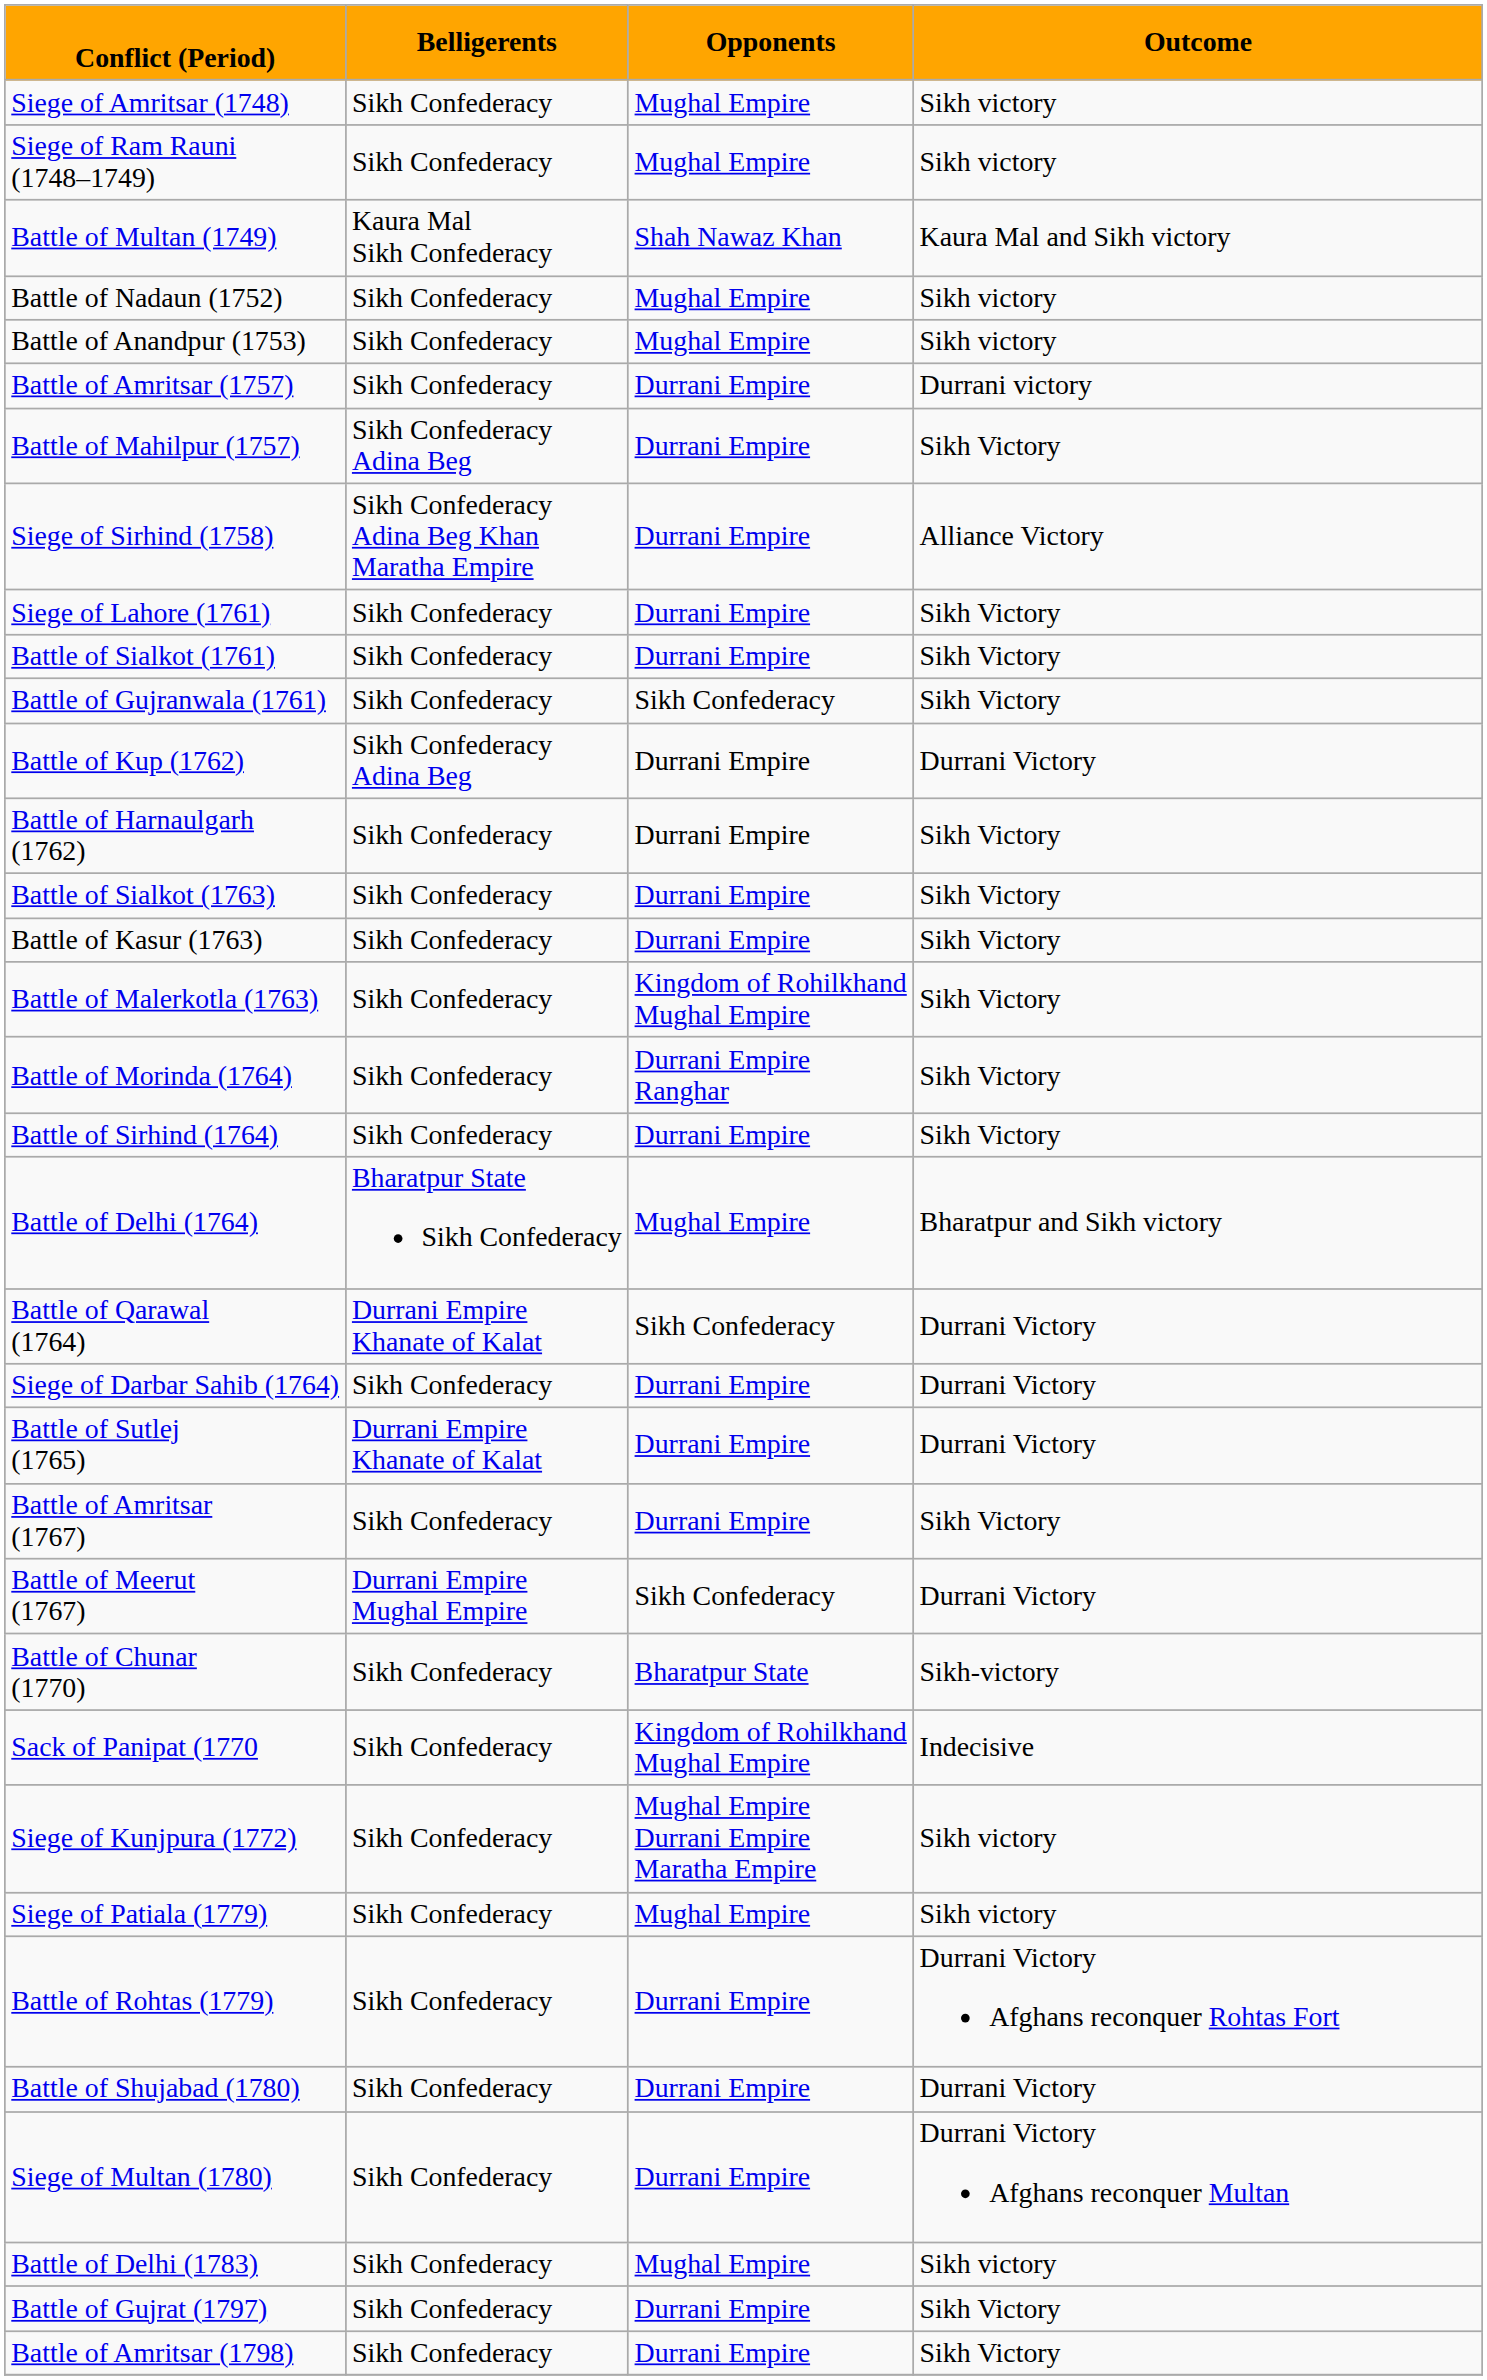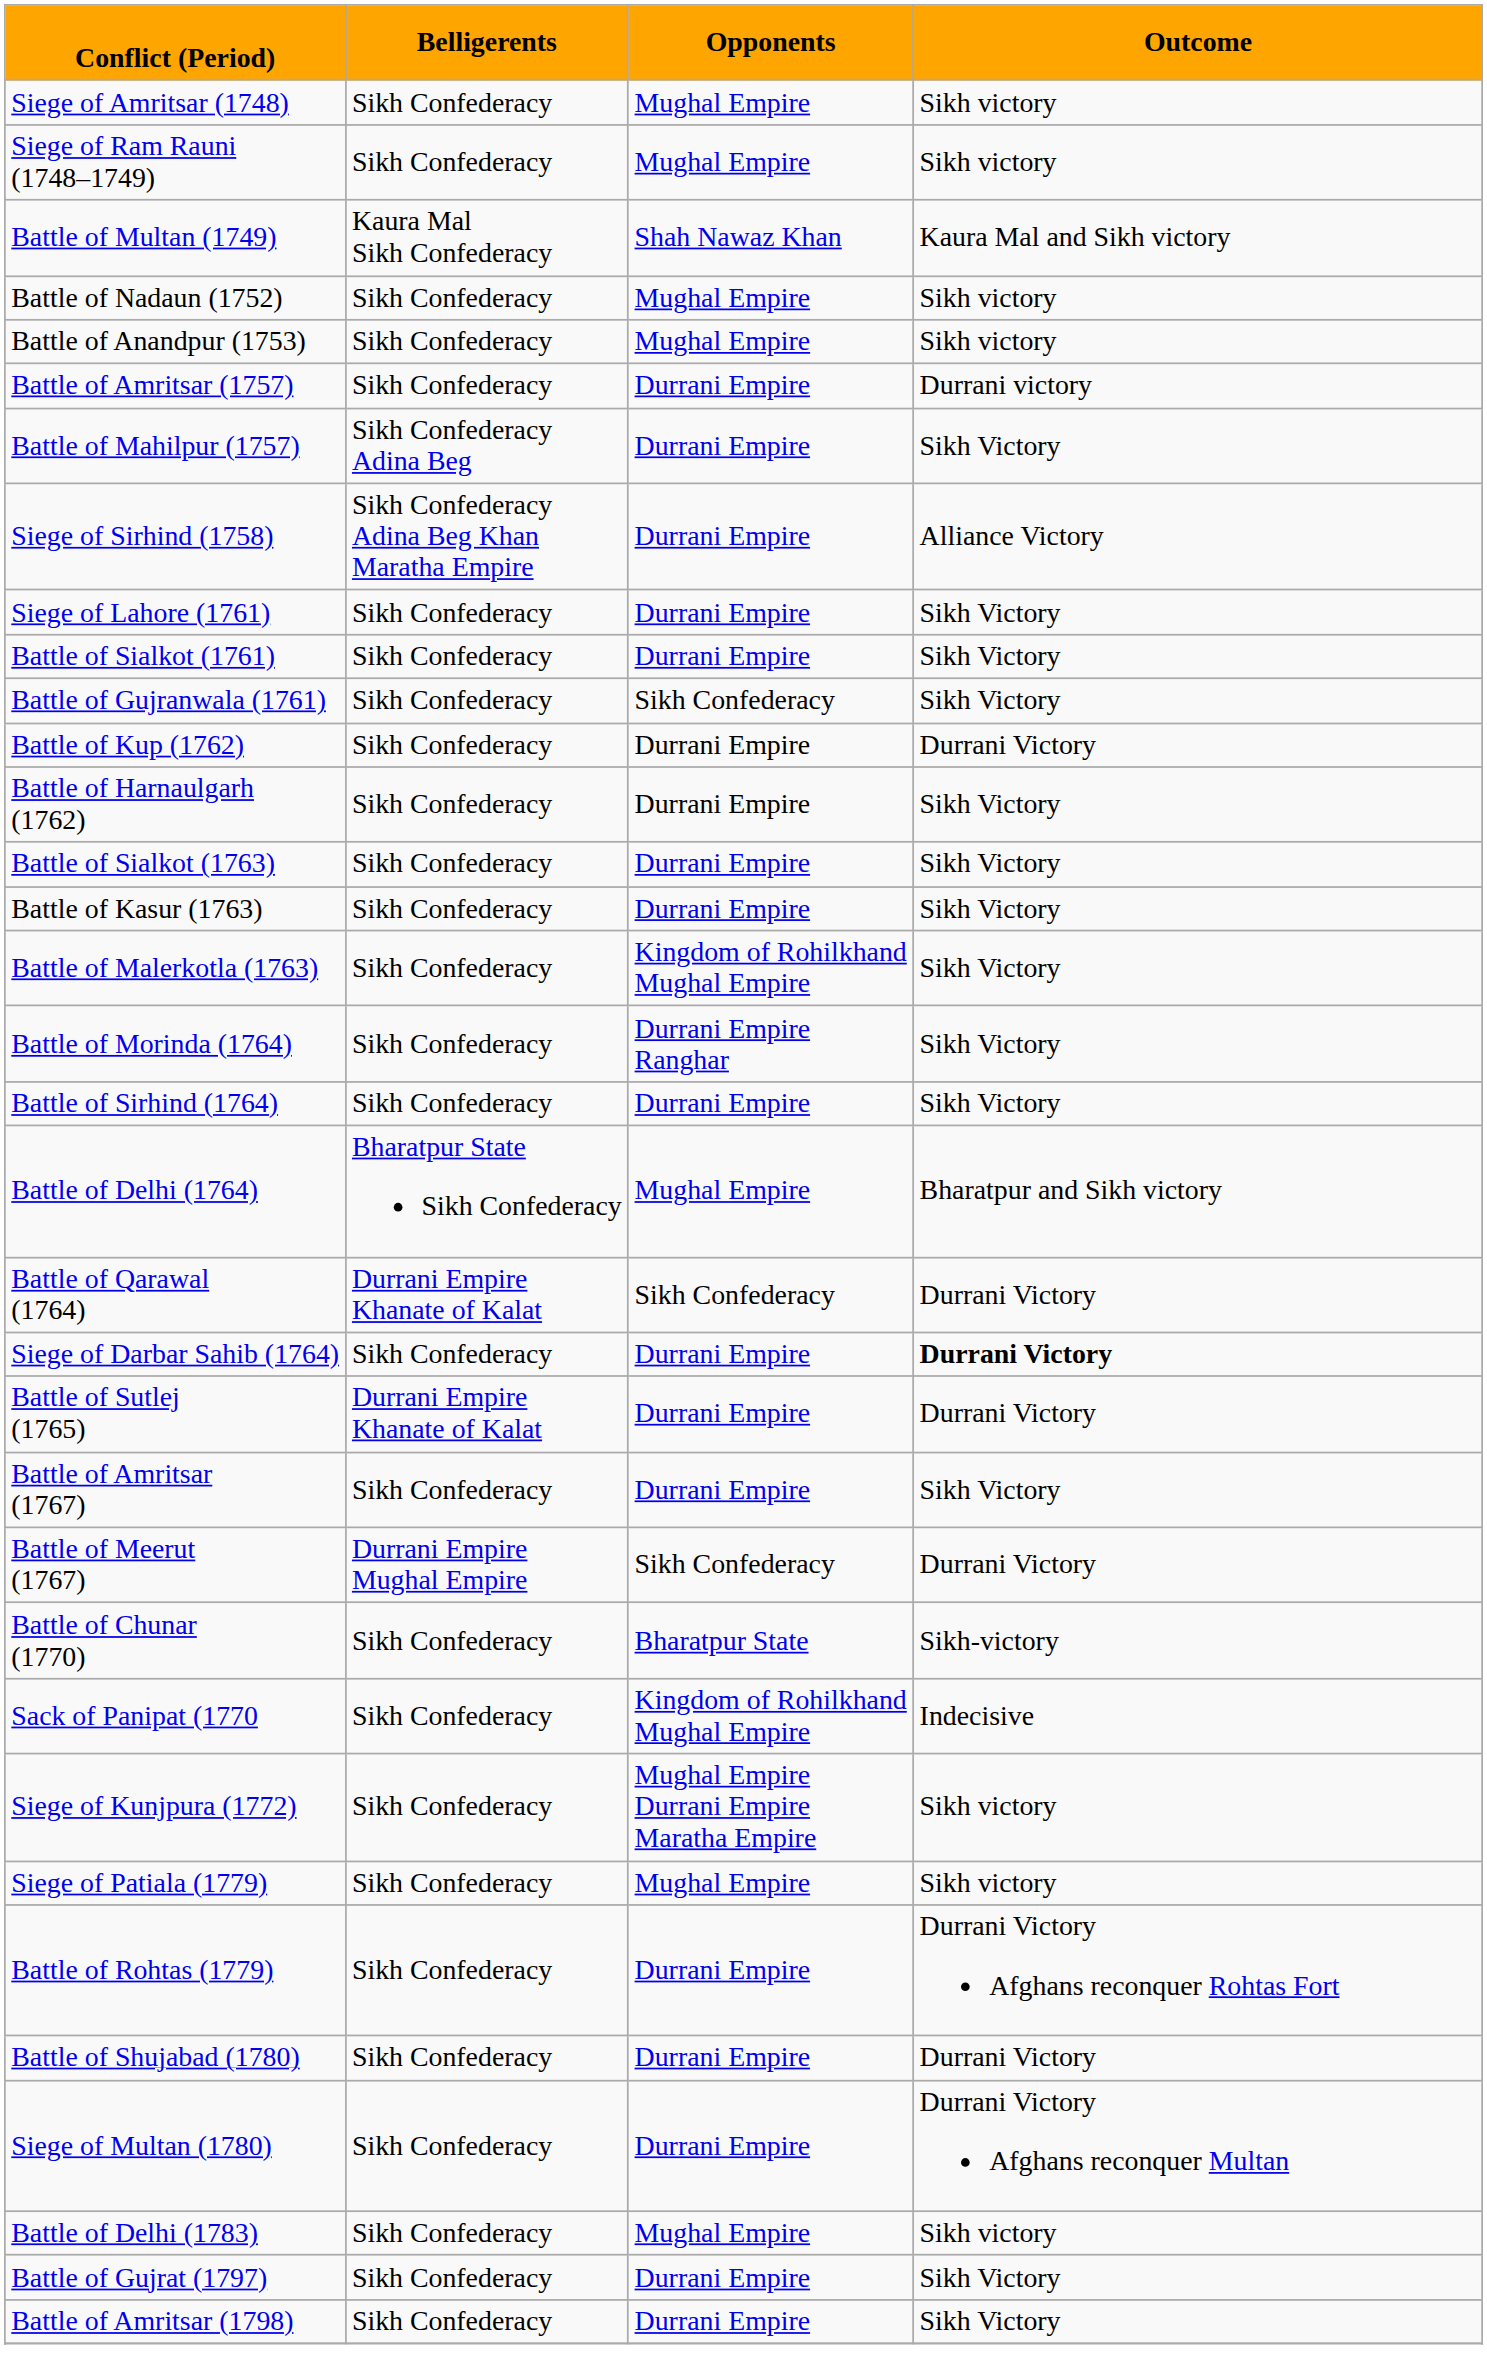(452, 759) Sikh Confederacy Adina Beg -> (452, 744) Sikh Confederacy
(1008, 1385) normal -> (1016, 1353) bold
